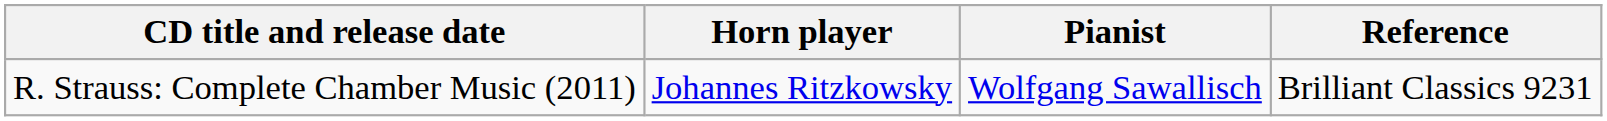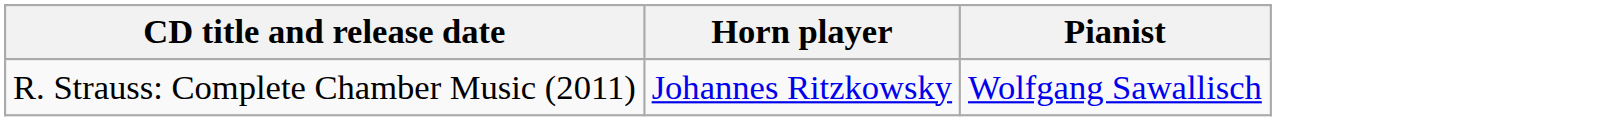- column: (1435, 31)
